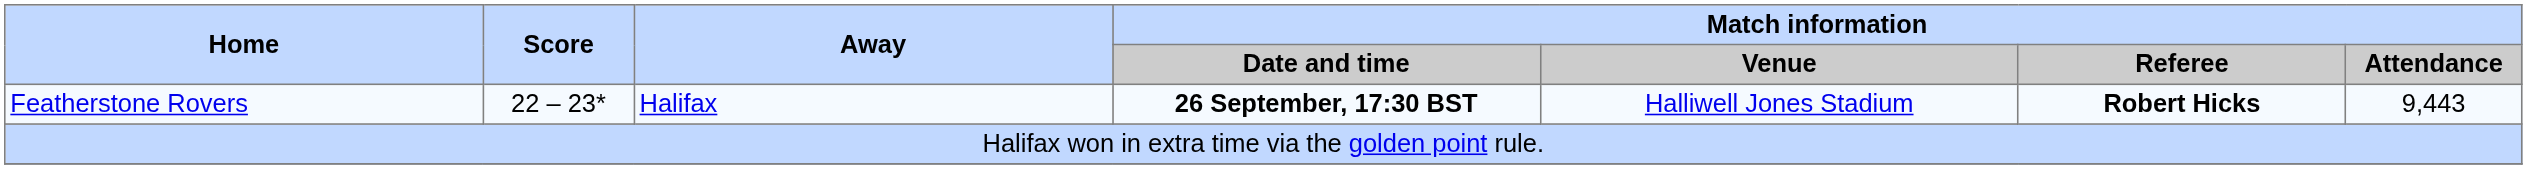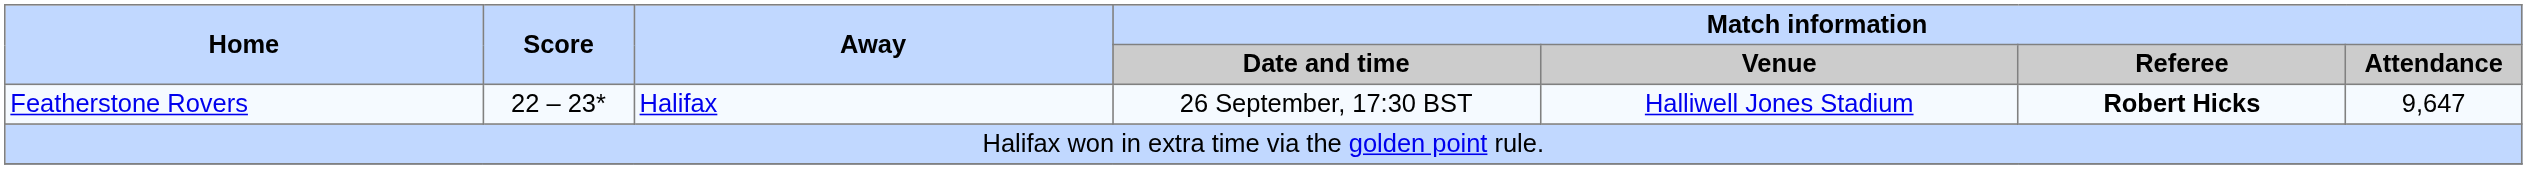(1326, 103) bold -> (1326, 103) normal
(2434, 103) 9,443 -> (2434, 103) 9,647
